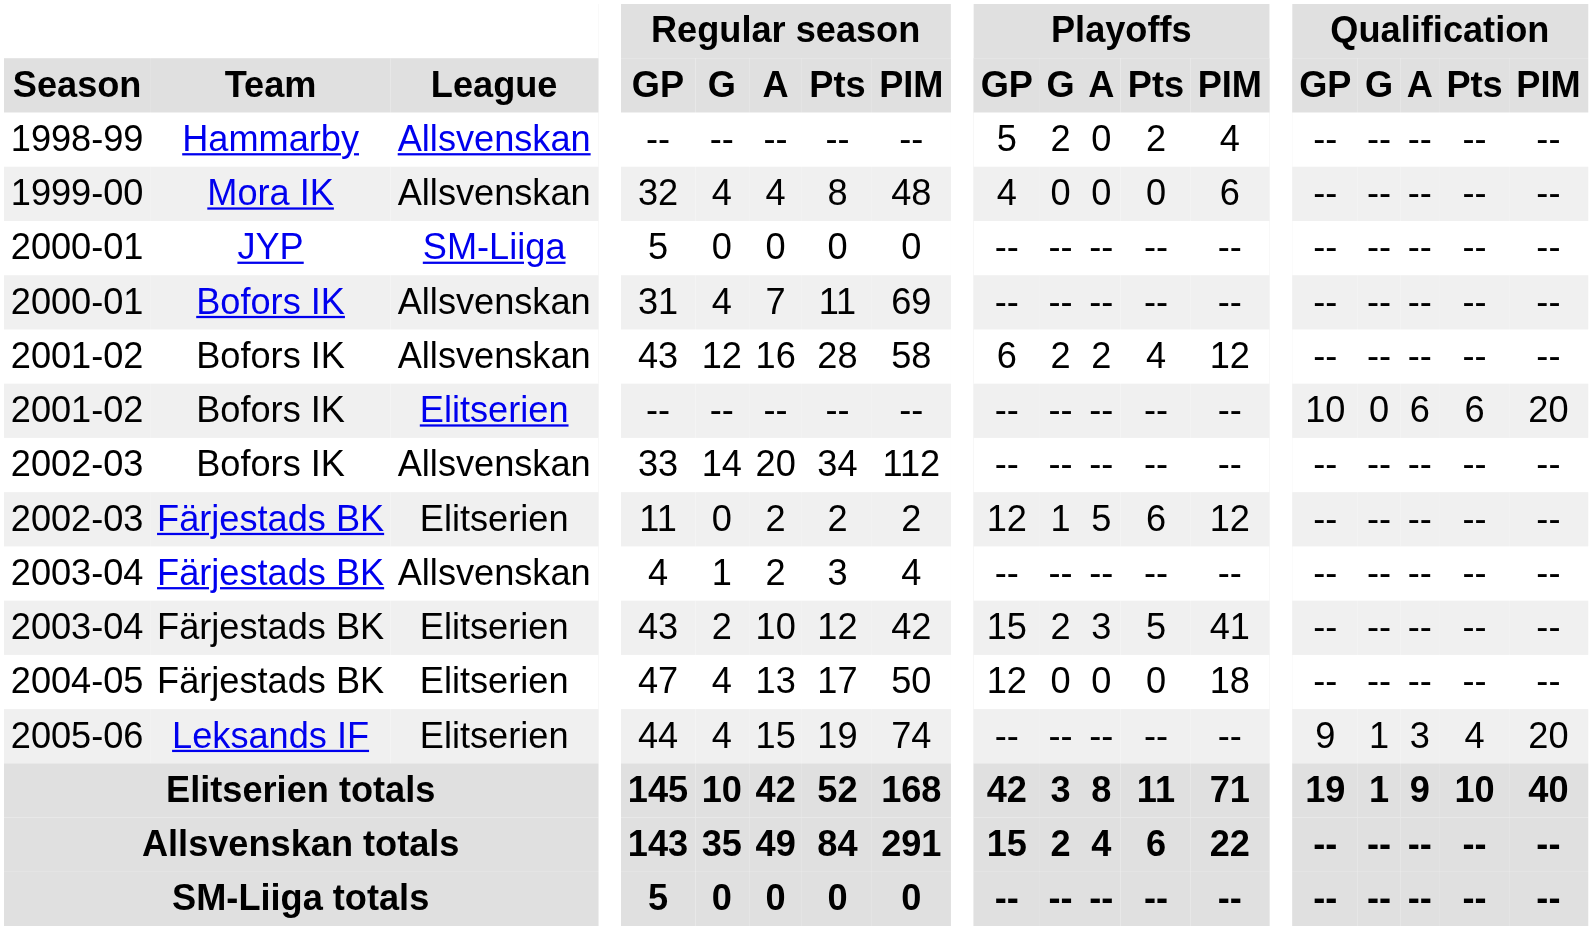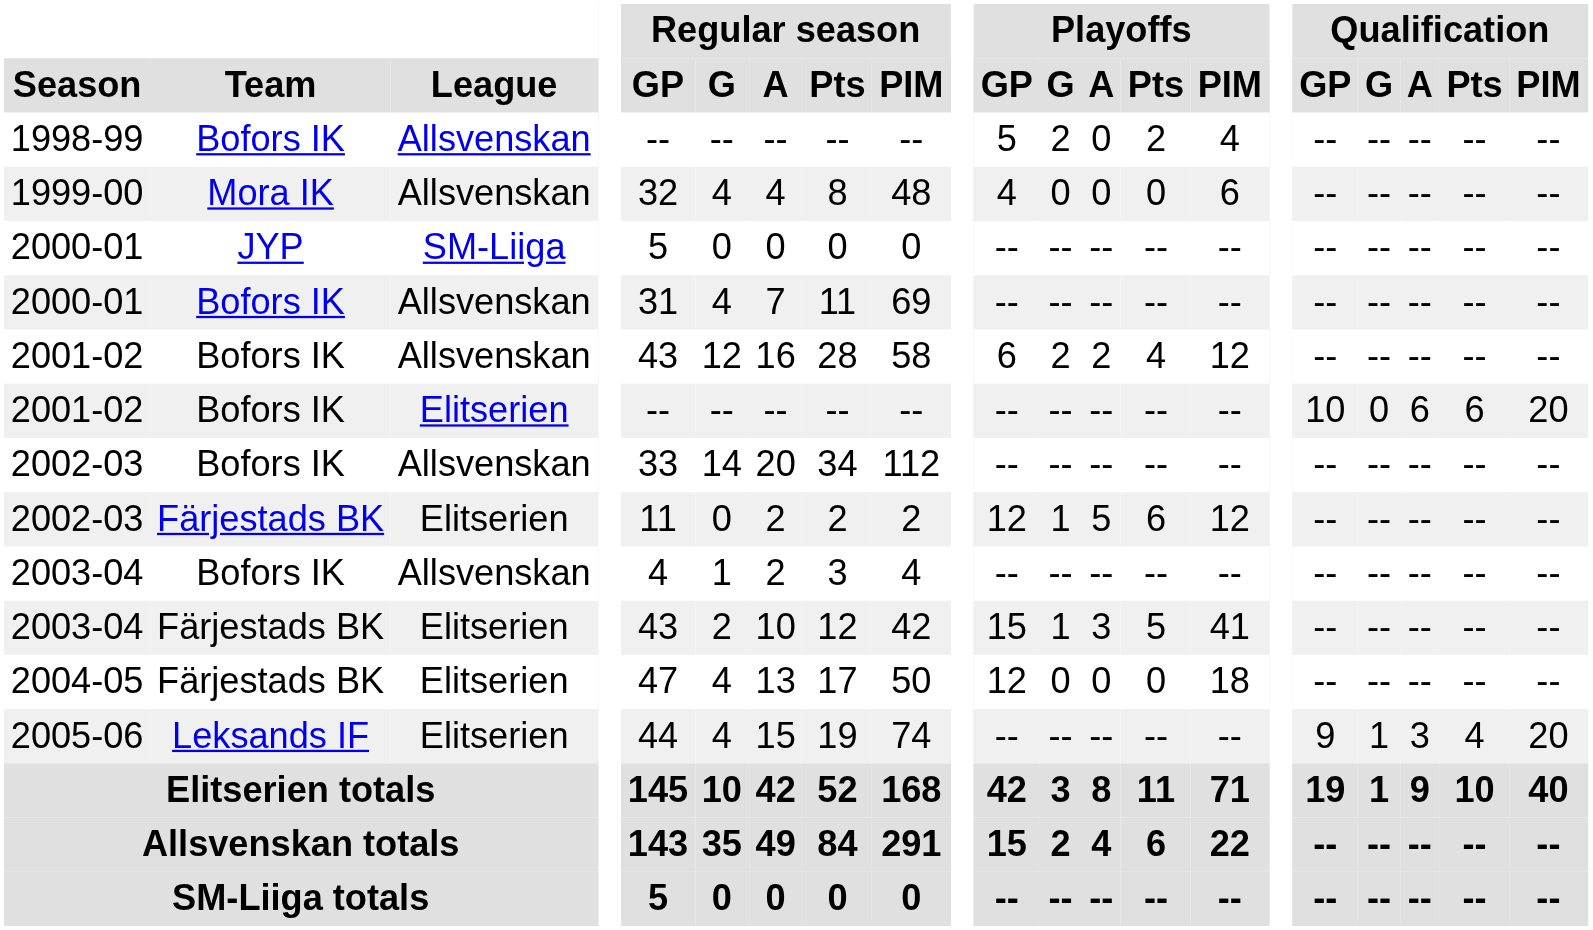(271, 138) Hammarby -> (271, 138) Bofors IK
(271, 572) Färjestads BK -> (271, 572) Bofors IK
(1061, 627) 2 -> (1061, 627) 1
